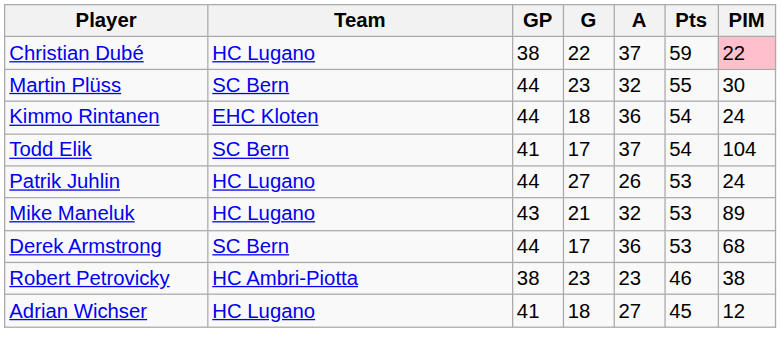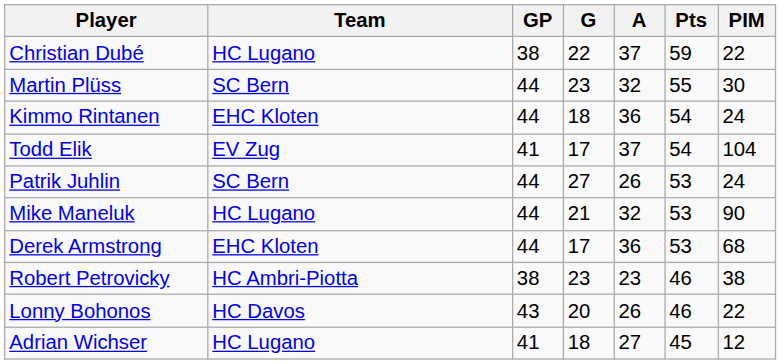(734, 52) pink background -> (734, 52) no background
(251, 149) SC Bern -> (246, 149) EV Zug
(264, 181) HC Lugano -> (251, 181) SC Bern
(528, 213) 43 -> (528, 213) 44
(734, 213) 89 -> (734, 213) 90
(251, 246) SC Bern -> (265, 246) EHC Kloten
+ row: (80, 310)
